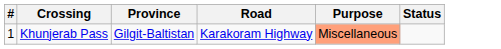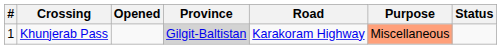+ column: (137, 14)
(154, 34) no background -> (206, 34) lightgrey background
